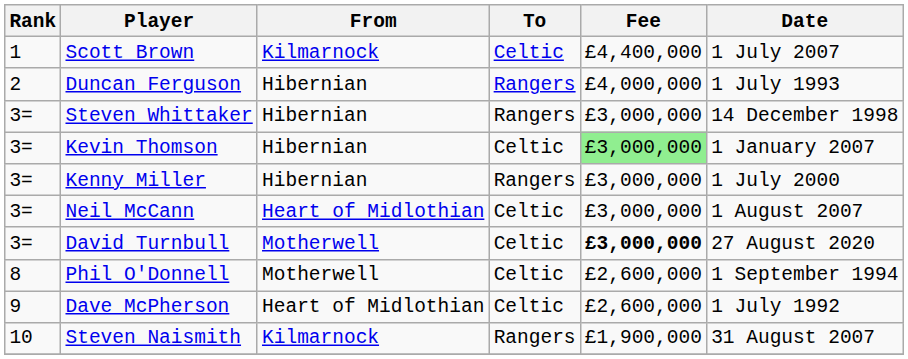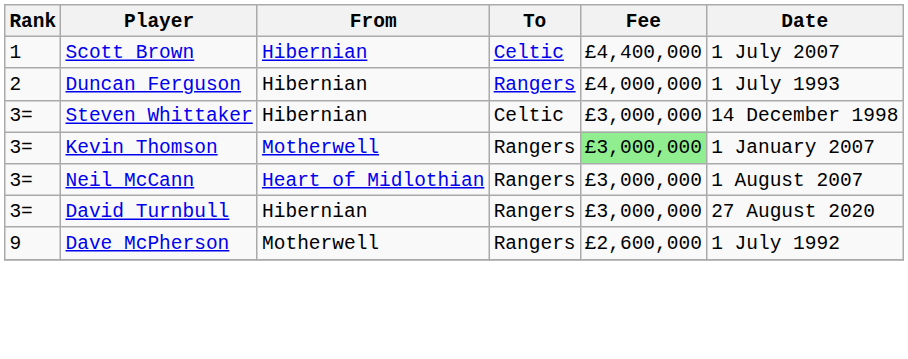(321, 52) Kilmarnock -> (315, 52) Hibernian
(535, 116) Rangers -> (529, 116) Celtic
(315, 148) Hibernian -> (321, 148) Motherwell
(529, 148) Celtic -> (535, 148) Rangers
- row: (136, 180)
(529, 211) Celtic -> (535, 180) Rangers
(321, 243) Motherwell -> (315, 211) Hibernian
(529, 243) Celtic -> (535, 211) Rangers
(643, 243) bold -> (643, 211) normal
- row: (147, 275)
(373, 307) Heart of Midlothian -> (321, 243) Motherwell
(529, 307) Celtic -> (535, 243) Rangers
- row: (153, 338)
